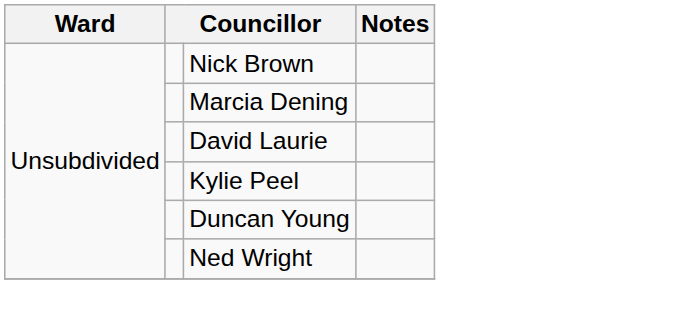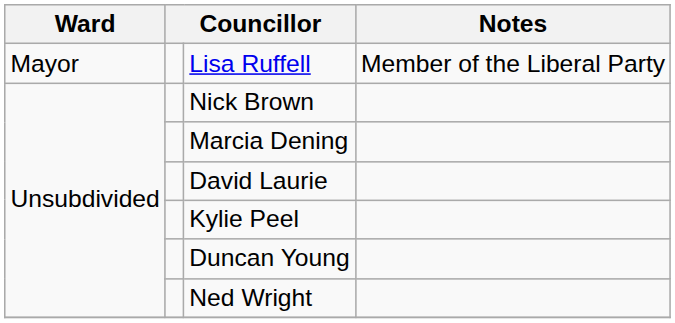+ row: (250, 63)
